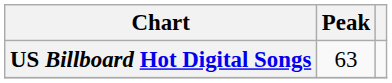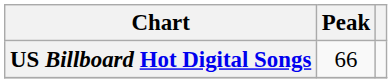(346, 58) 63 -> (346, 58) 66
